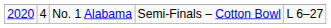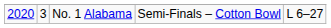(43, 14) 4 -> (43, 14) 3
